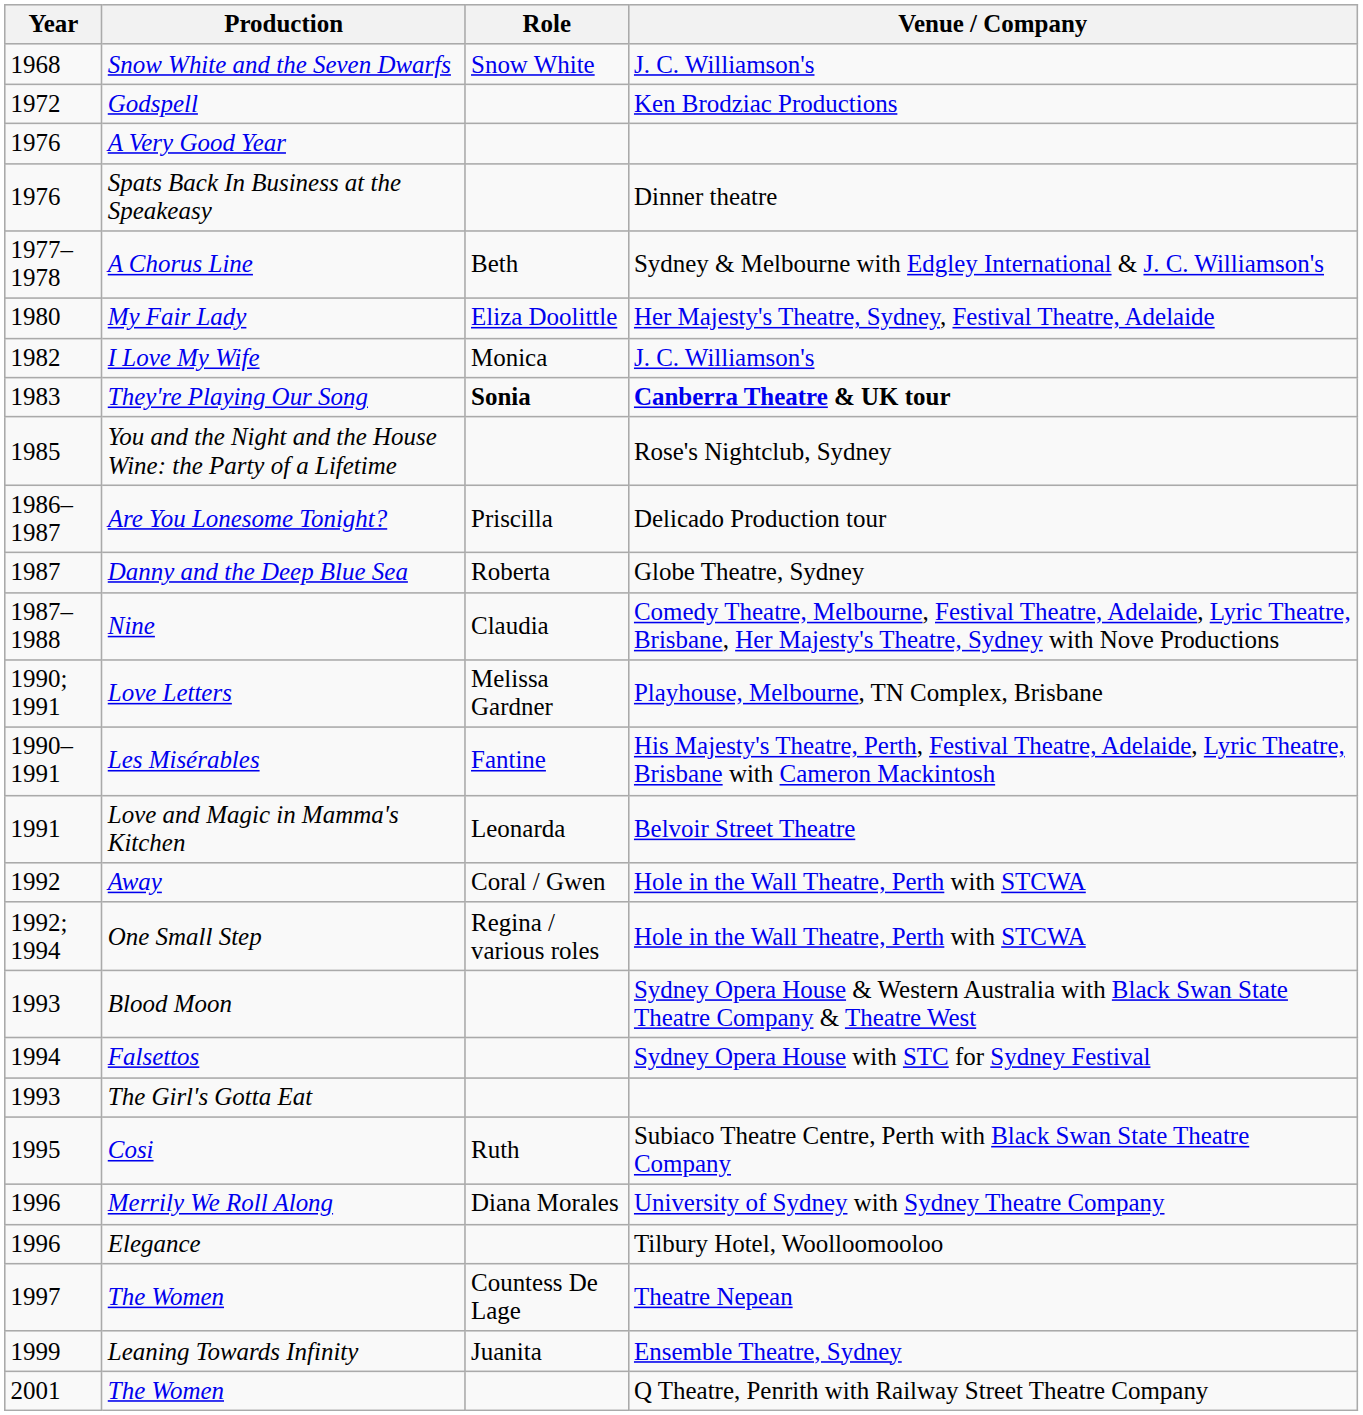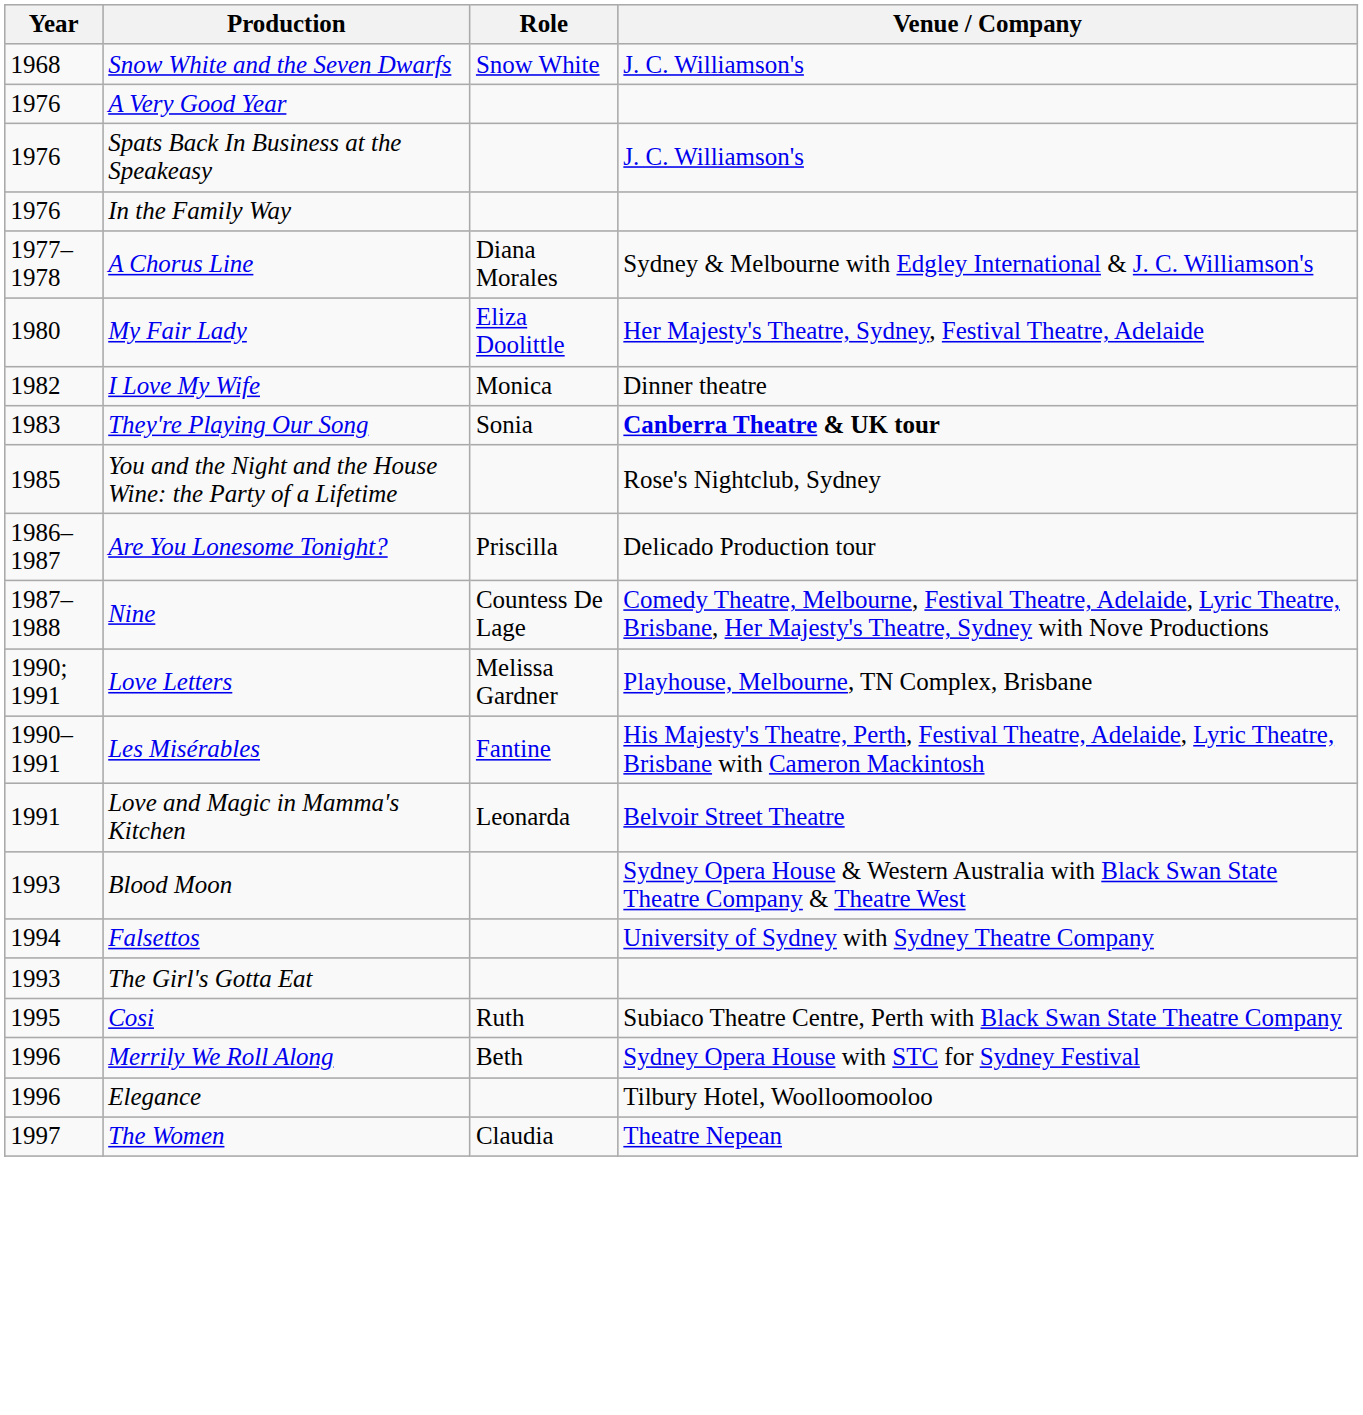- row: (35, 103)
(706, 196) Dinner theatre -> (714, 157) J. C. Williamson's
+ row: (35, 210)
(495, 264) Beth -> (517, 264) Diana Morales
(724, 357) J. C. Williamson's -> (695, 385) Dinner theatre
(501, 397) bold -> (504, 425) normal
- row: (35, 572)
(510, 625) Claudia -> (539, 614) Countess De Lage
- row: (35, 882)
- row: (39, 935)
(892, 1057) Sydney Opera House with STC for Sydney Festival -> (889, 938) University of Sydney with Sydney Theatre Company
(545, 1204) Diana Morales -> (499, 1057) Beth
(899, 1204) University of Sydney with Sydney Theatre Company -> (882, 1057) Sydney Opera House with STC for Sydney Festival
(534, 1297) Countess De Lage -> (515, 1136) Claudia
- row: (35, 1350)
- row: (35, 1390)
